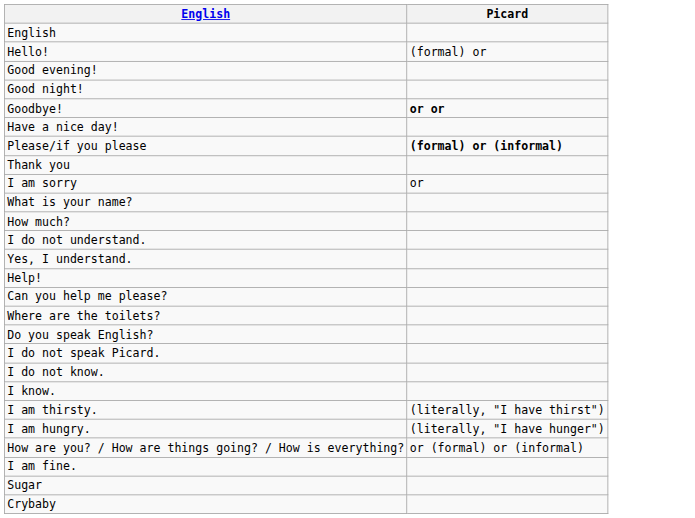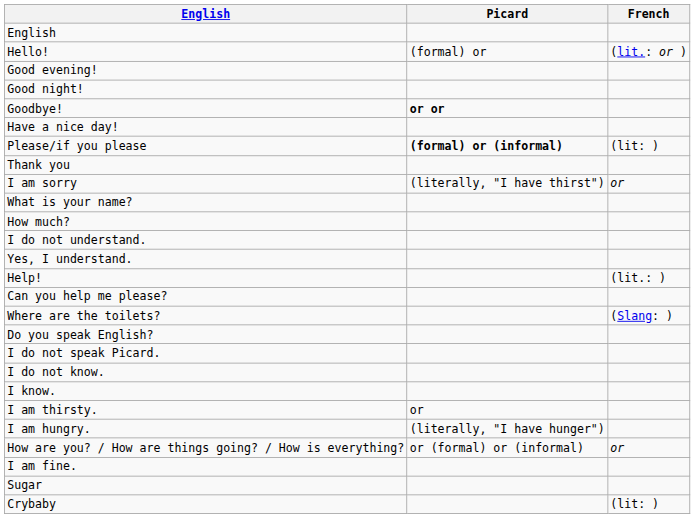+ column: (649, 14)
(417, 184) or -> (507, 184) (literally, "I have thirst")
(507, 410) (literally, "I have thirst") -> (417, 410) or
